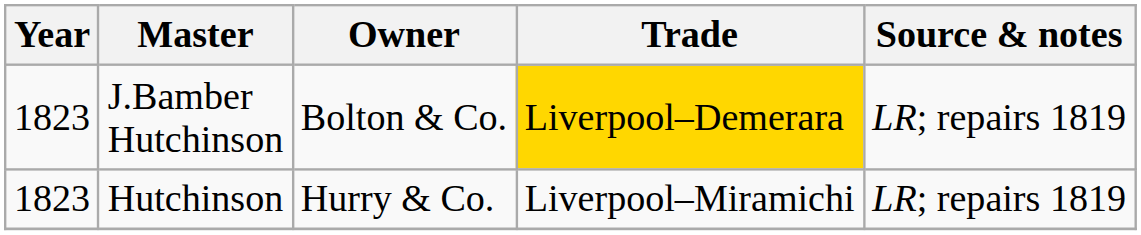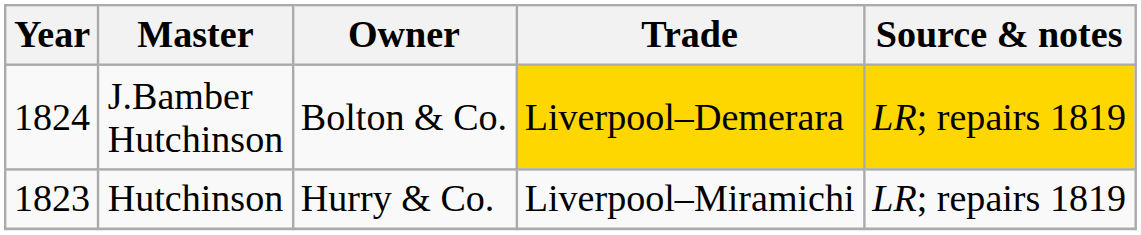(52, 116) 1823 -> (52, 116) 1824
(999, 116) no background -> (999, 116) gold background
